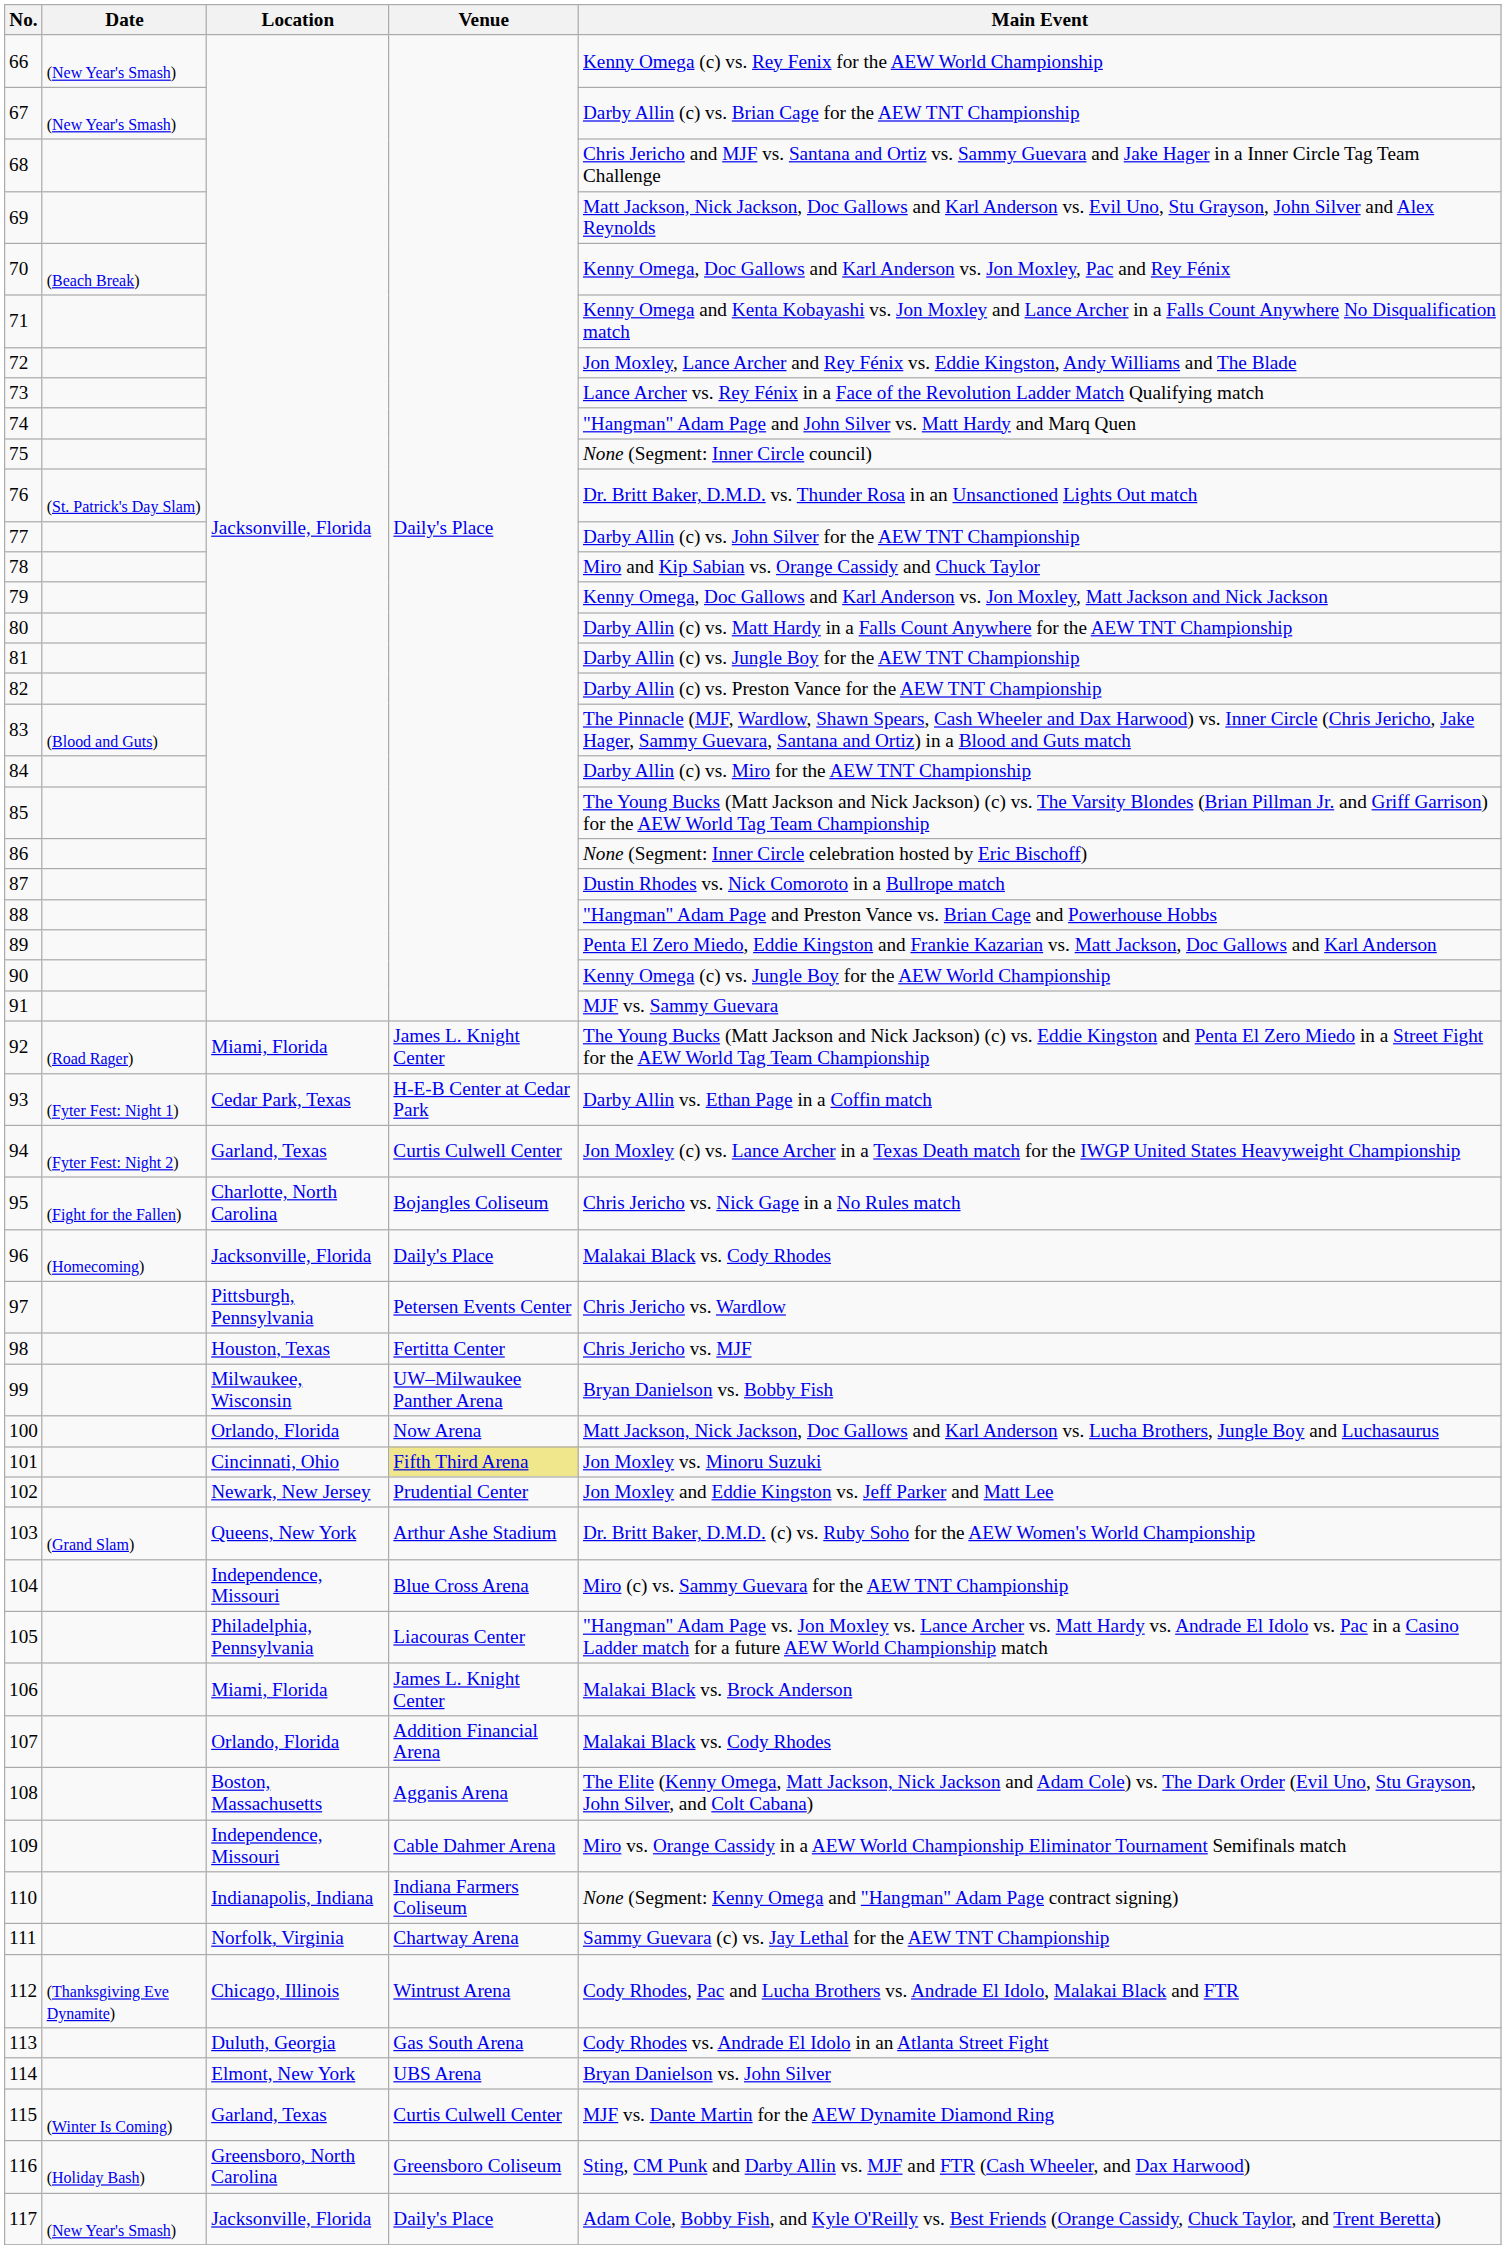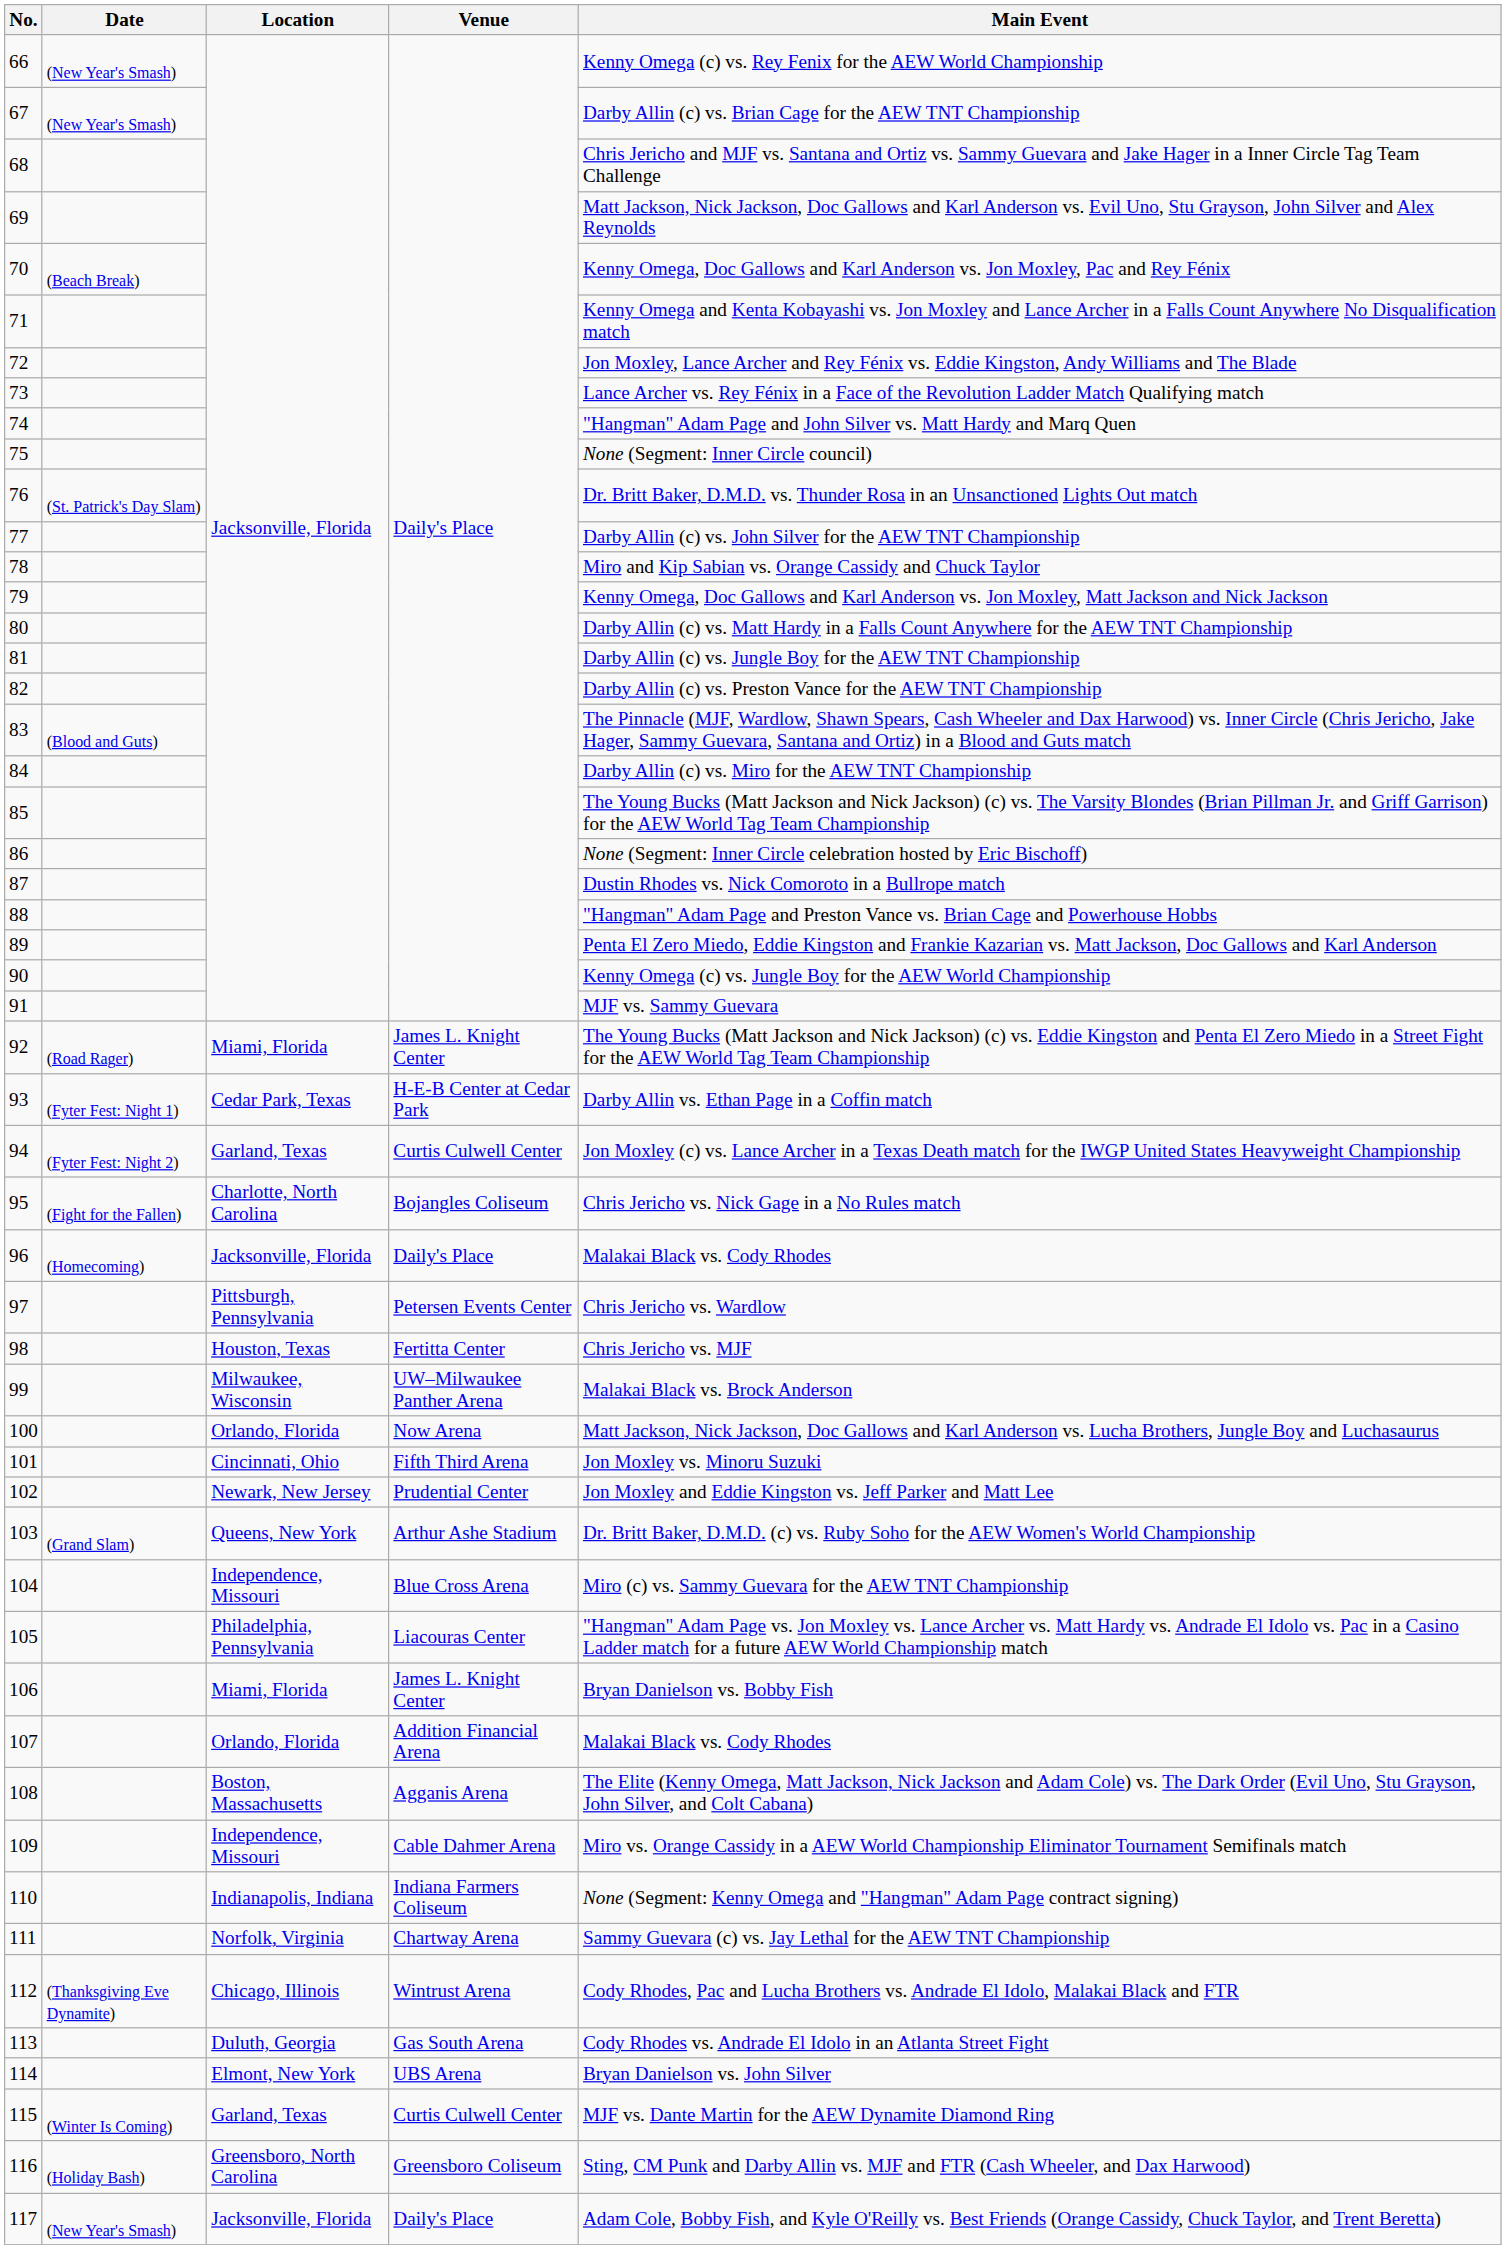(708, 1389) Bryan Danielson vs. Bobby Fish -> (718, 1389) Malakai Black vs. Brock Anderson
(461, 1461) khaki background -> (461, 1461) no background
(718, 1689) Malakai Black vs. Brock Anderson -> (708, 1689) Bryan Danielson vs. Bobby Fish
